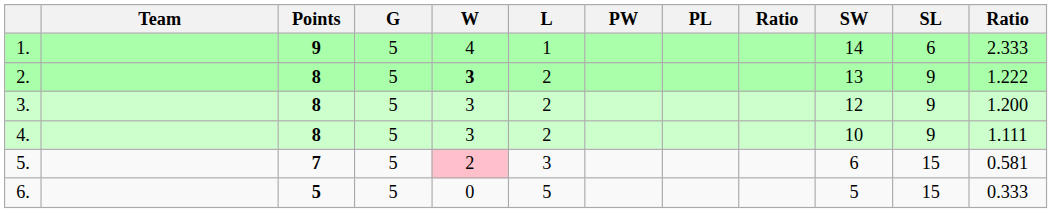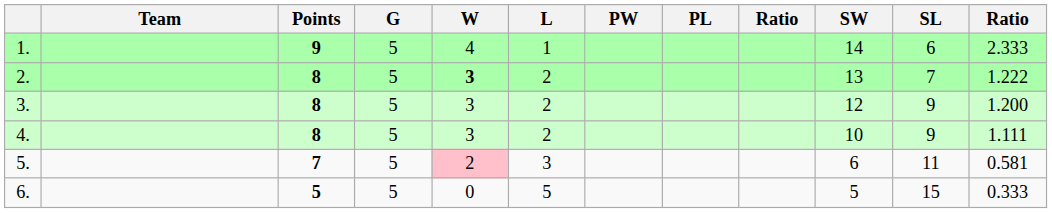(931, 76) 9 -> (931, 76) 7
(931, 163) 15 -> (931, 163) 11
